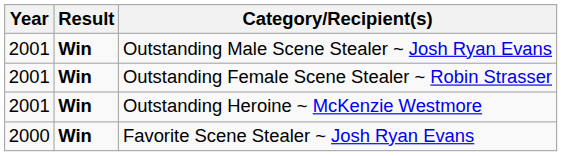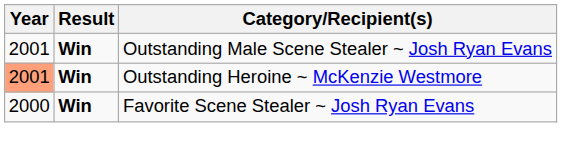- row: (337, 77)
(29, 106) no background -> (29, 77) lightsalmon background
